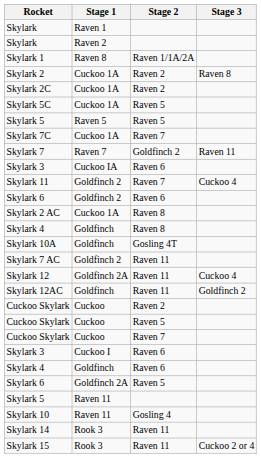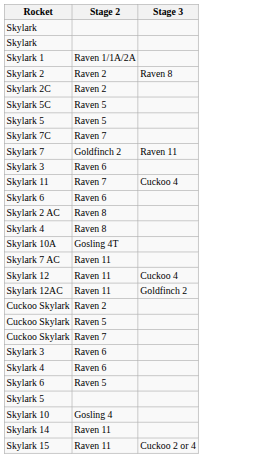- column: (101, 12)
